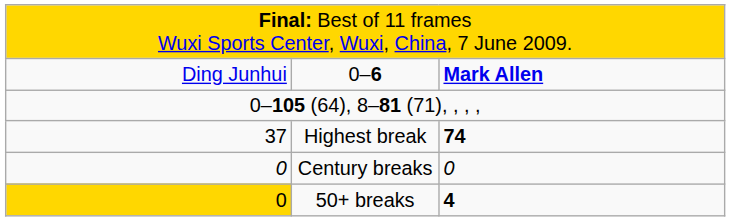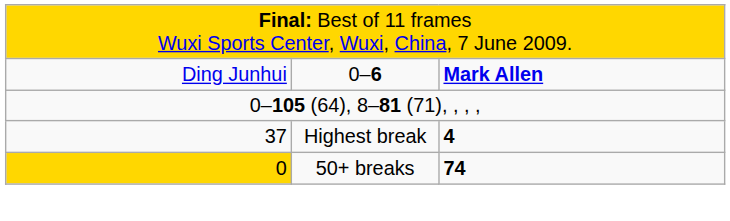(455, 137) 74 -> (449, 137) 4
- row: (365, 168)
(449, 200) 4 -> (455, 168) 74
